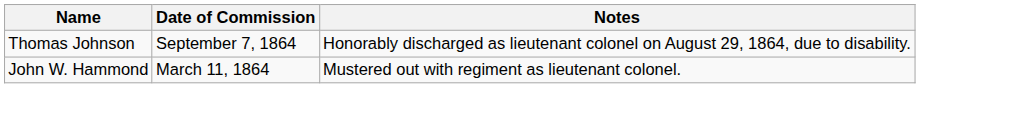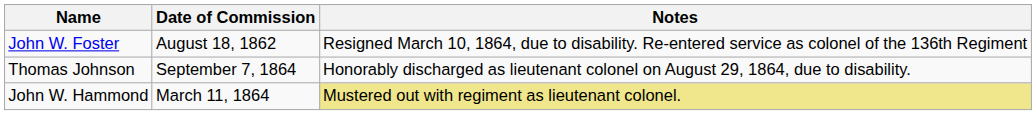+ row: (64, 43)
(502, 69) no background -> (502, 95) khaki background
